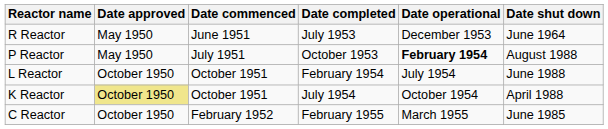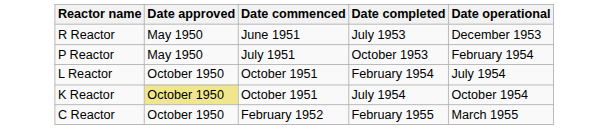- column: (553, 14)
(444, 54) bold -> (493, 54) normal
